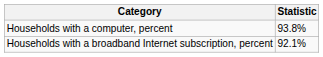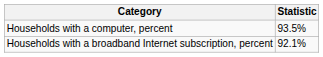(292, 28) 93.8% -> (292, 28) 93.5%
